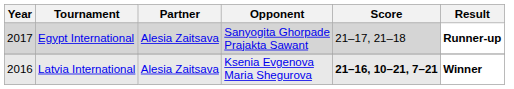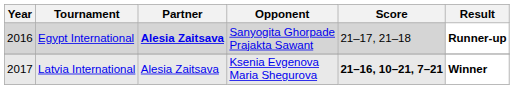(20, 38) 2017 -> (20, 38) 2016
(180, 38) normal -> (182, 38) bold
(20, 69) 2016 -> (20, 69) 2017
